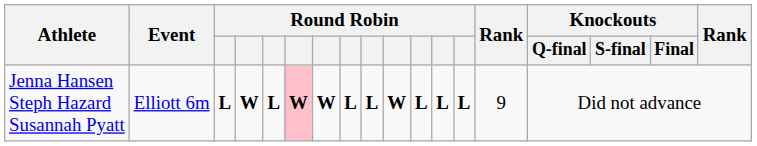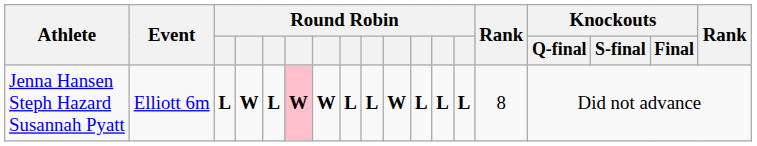(501, 103) 9 -> (501, 103) 8
